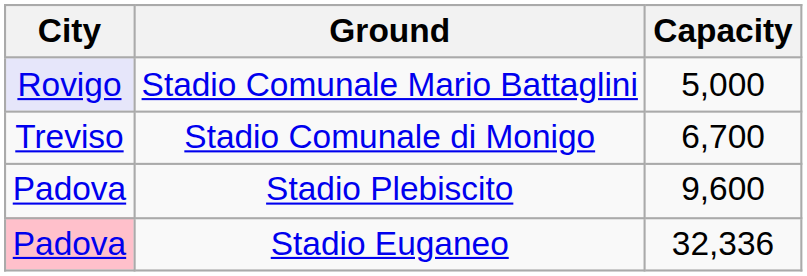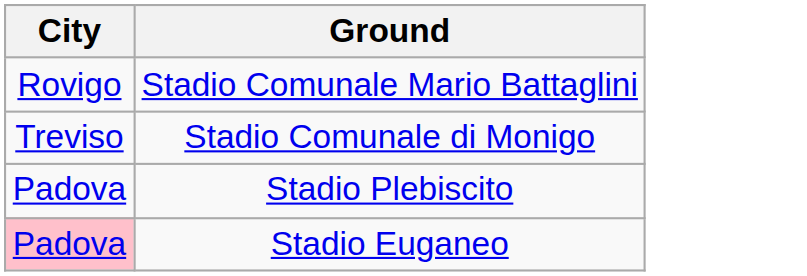- column: (723, 31)
(69, 84) lavender background -> (69, 84) no background
